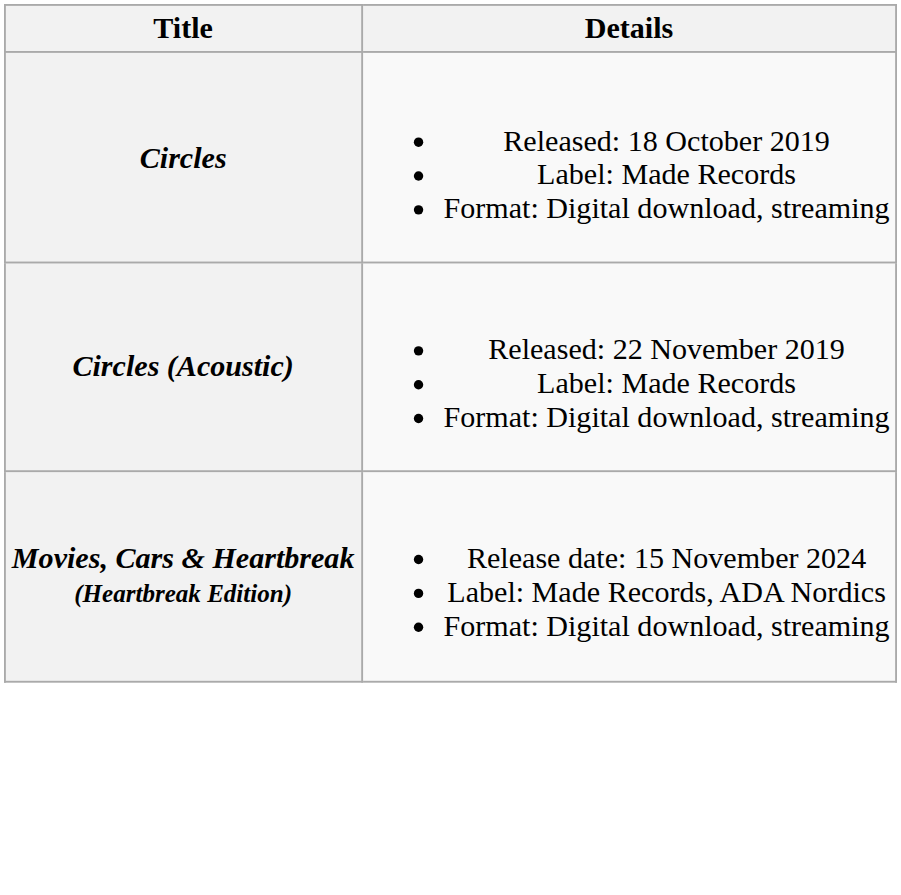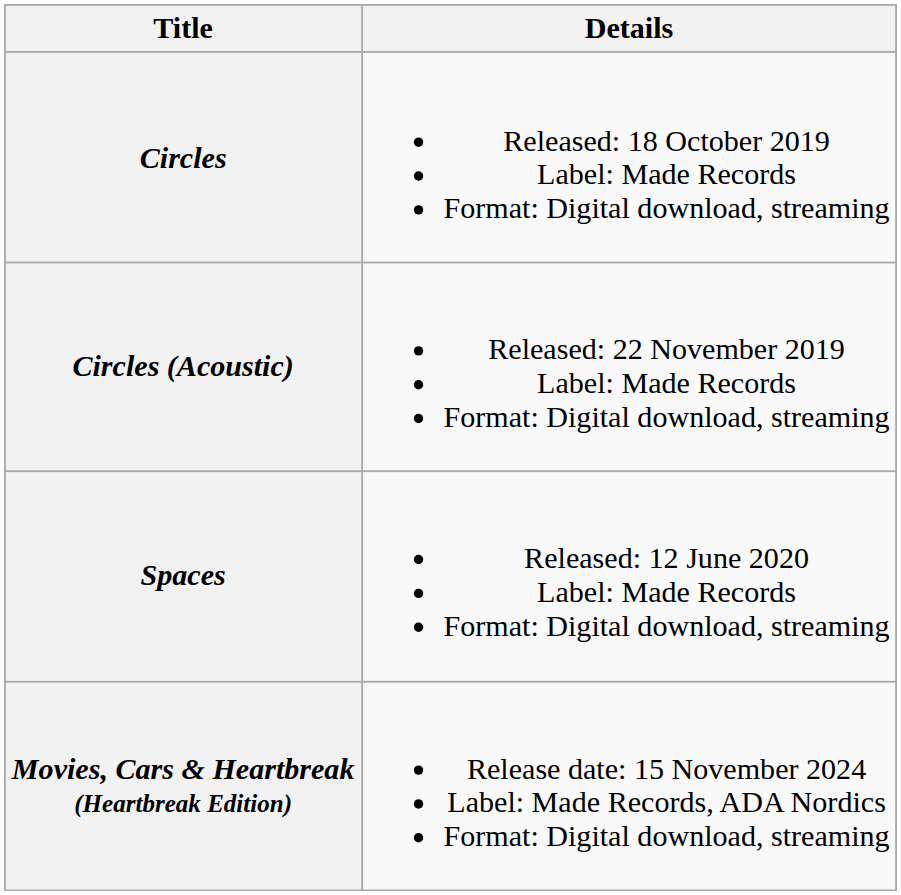+ row: (183, 575)
